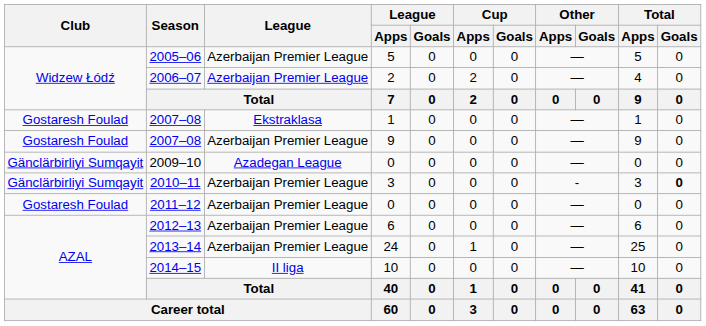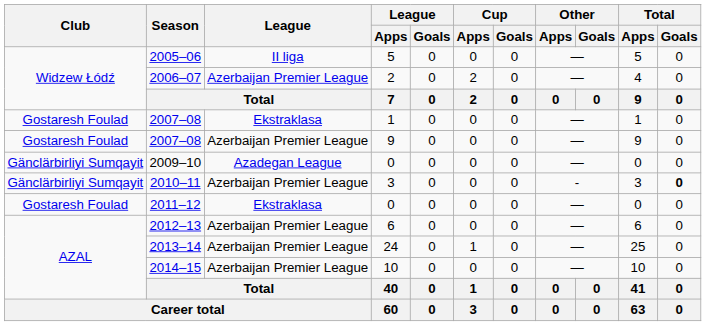(288, 57) Azerbaijan Premier League -> (288, 57) II liga
(288, 204) Azerbaijan Premier League -> (288, 204) Ekstraklasa
(288, 267) II liga -> (288, 267) Azerbaijan Premier League
